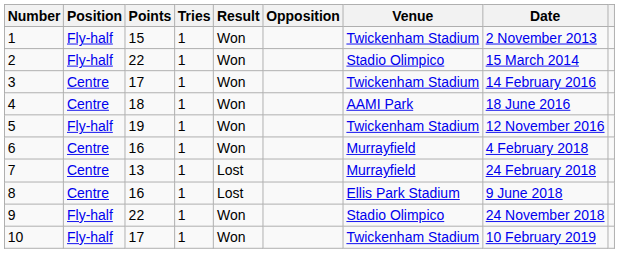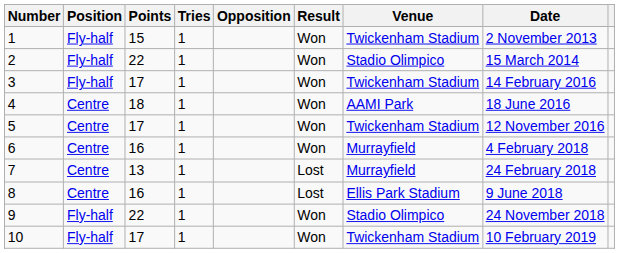columns swapped: (238, 16) <-> (303, 16)
(88, 82) Centre -> (90, 82) Fly-half
(90, 126) Fly-half -> (88, 126) Centre
(136, 126) 19 -> (136, 126) 17
